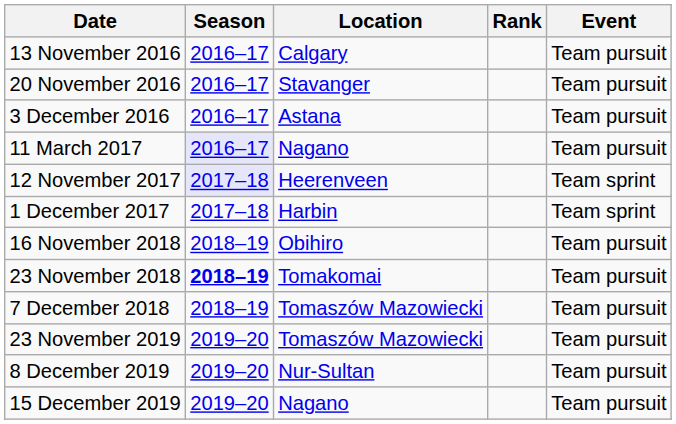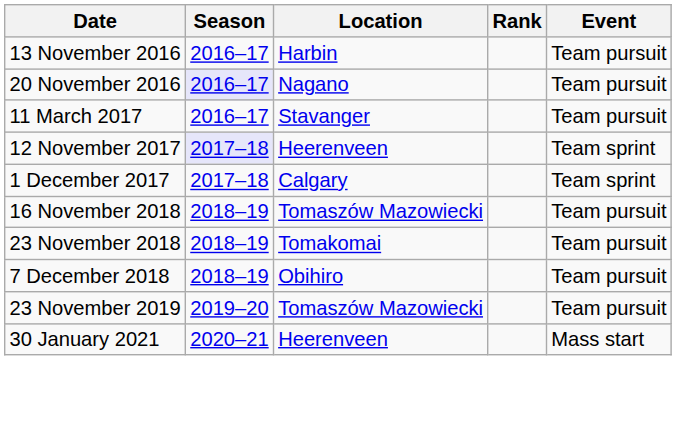(313, 53) Calgary -> (308, 53) Harbin
(229, 85) no background -> (229, 85) lavender background
(324, 85) Stavanger -> (313, 85) Nagano
- row: (90, 117)
(229, 148) lavender background -> (229, 117) no background
(313, 148) Nagano -> (324, 117) Stavanger
(308, 212) Harbin -> (313, 180) Calgary
(311, 244) Obihiro -> (381, 212) Tomaszów Mazowiecki
(229, 276) bold -> (229, 244) normal
(381, 308) Tomaszów Mazowiecki -> (311, 276) Obihiro
- row: (90, 371)
- row: (95, 403)
+ row: (84, 340)
